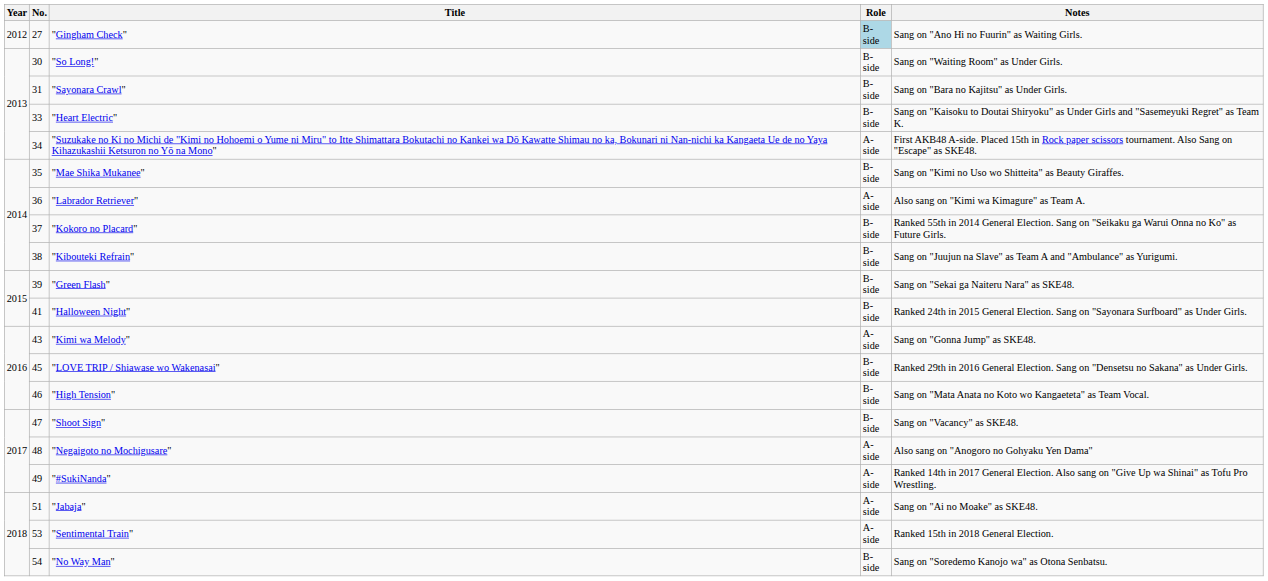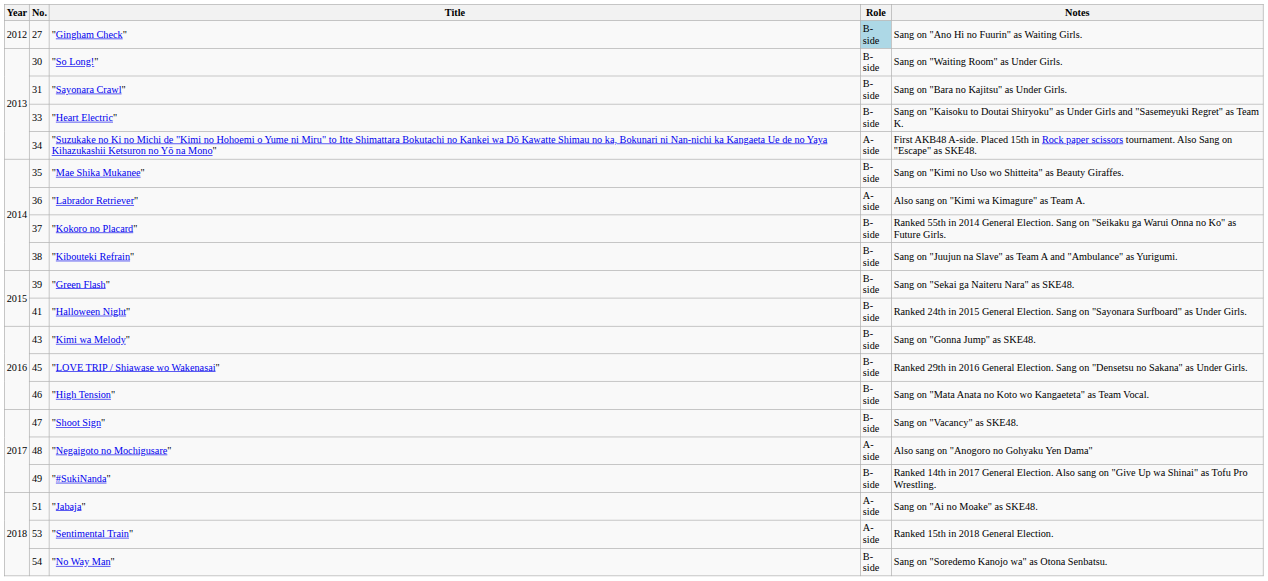(871, 339) A-side -> (871, 339) B-side
(871, 478) A-side -> (871, 478) B-side
